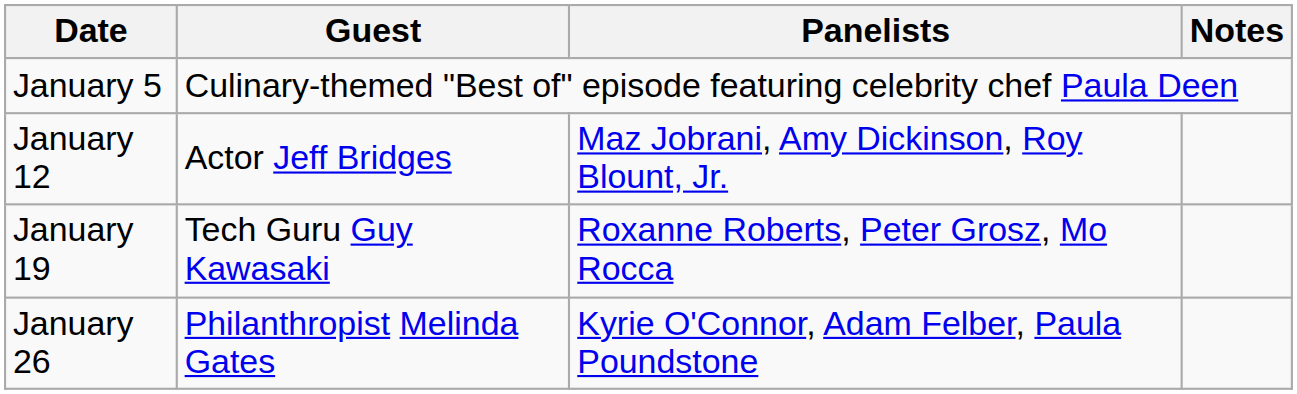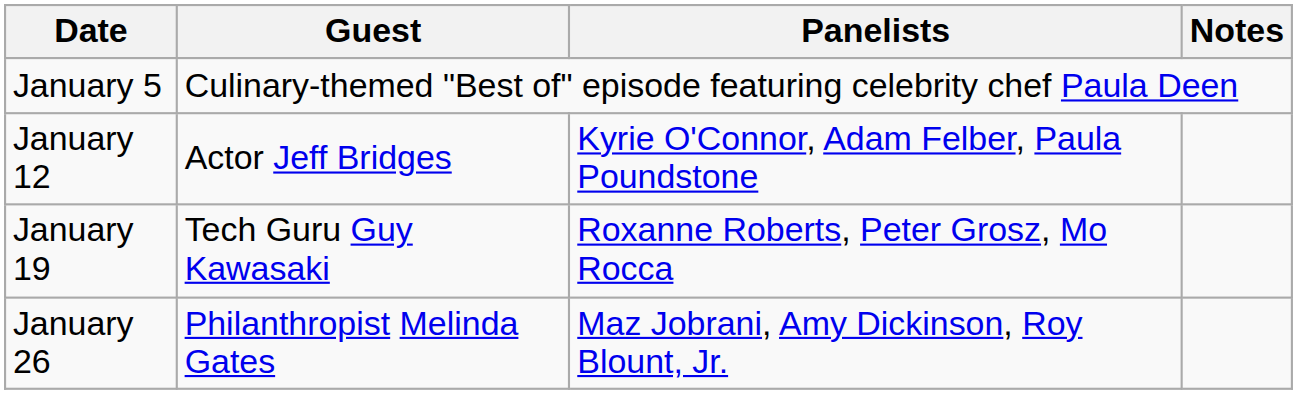(830, 158) Maz Jobrani, Amy Dickinson, Roy Blount, Jr. -> (849, 158) Kyrie O'Connor, Adam Felber, Paula Poundstone
(849, 341) Kyrie O'Connor, Adam Felber, Paula Poundstone -> (830, 341) Maz Jobrani, Amy Dickinson, Roy Blount, Jr.
